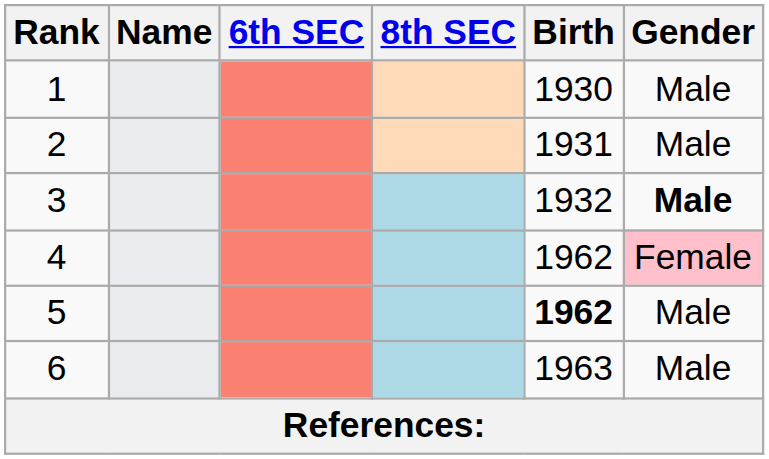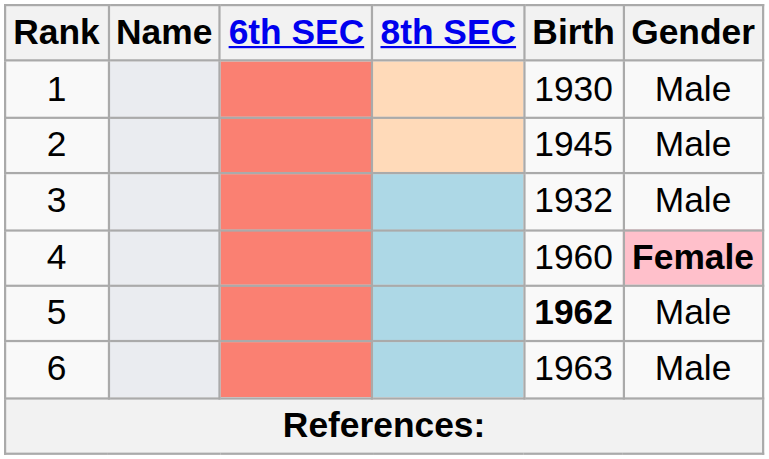(574, 144) 1931 -> (574, 144) 1945
(693, 200) bold -> (693, 200) normal
(574, 256) 1962 -> (574, 256) 1960
(693, 256) normal -> (693, 256) bold
